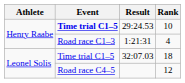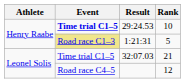(86, 41) no background -> (86, 41) khaki background
(168, 41) 4 -> (168, 41) 5
(168, 56) 18 -> (168, 56) 21
